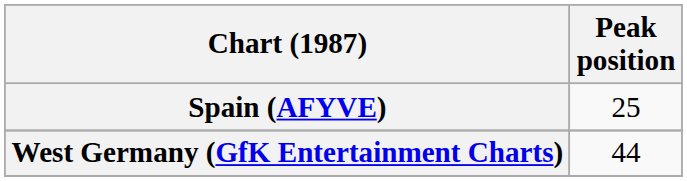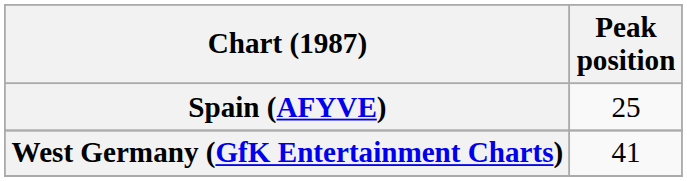(626, 152) 44 -> (626, 152) 41
